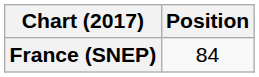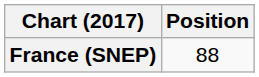(208, 54) 84 -> (208, 54) 88
